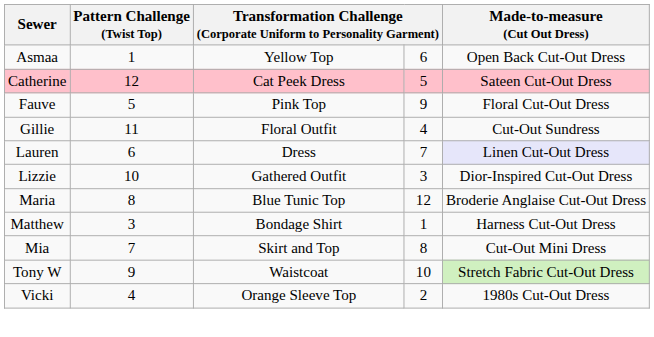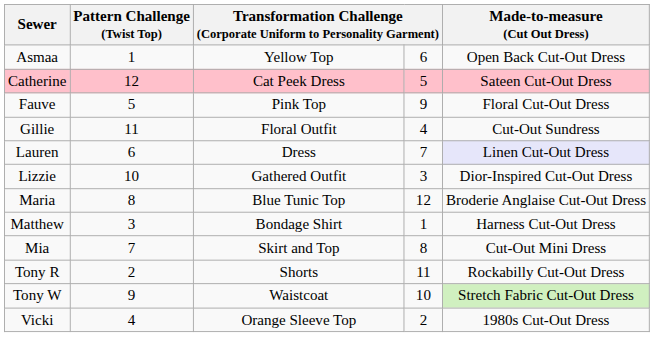+ row: (37, 271)
